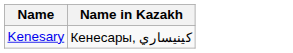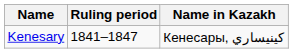+ column: (114, 15)
